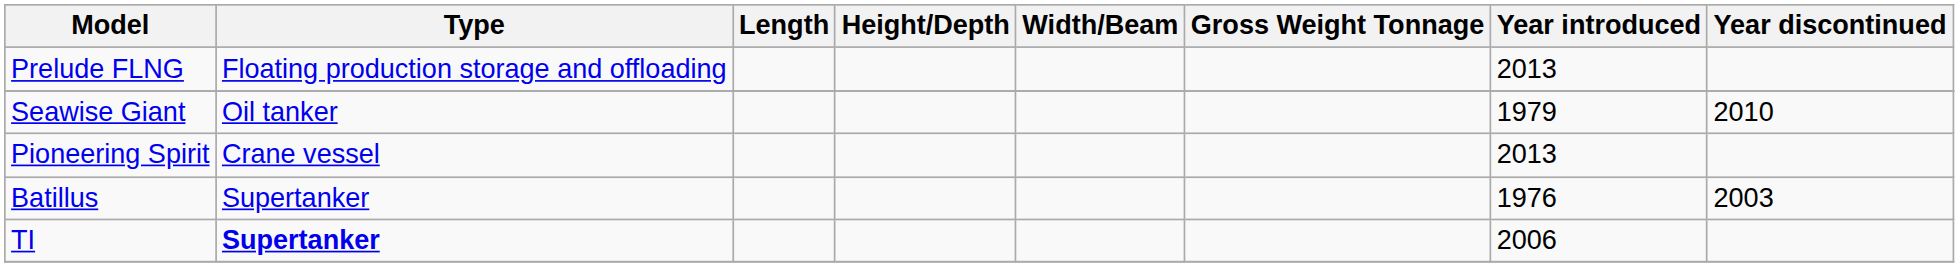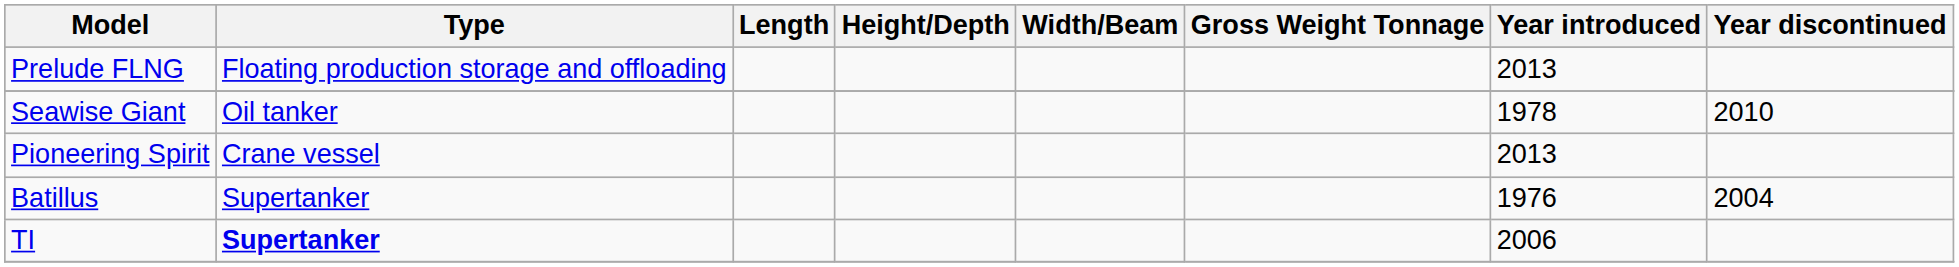(1527, 111) 1979 -> (1527, 111) 1978
(1744, 197) 2003 -> (1744, 197) 2004
